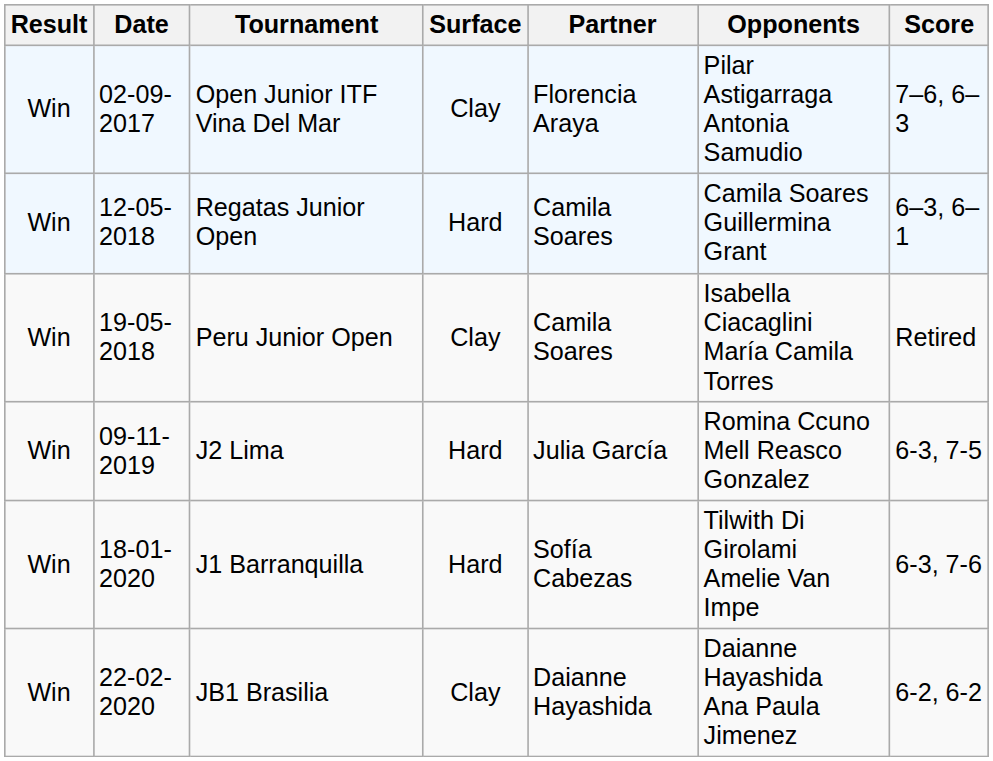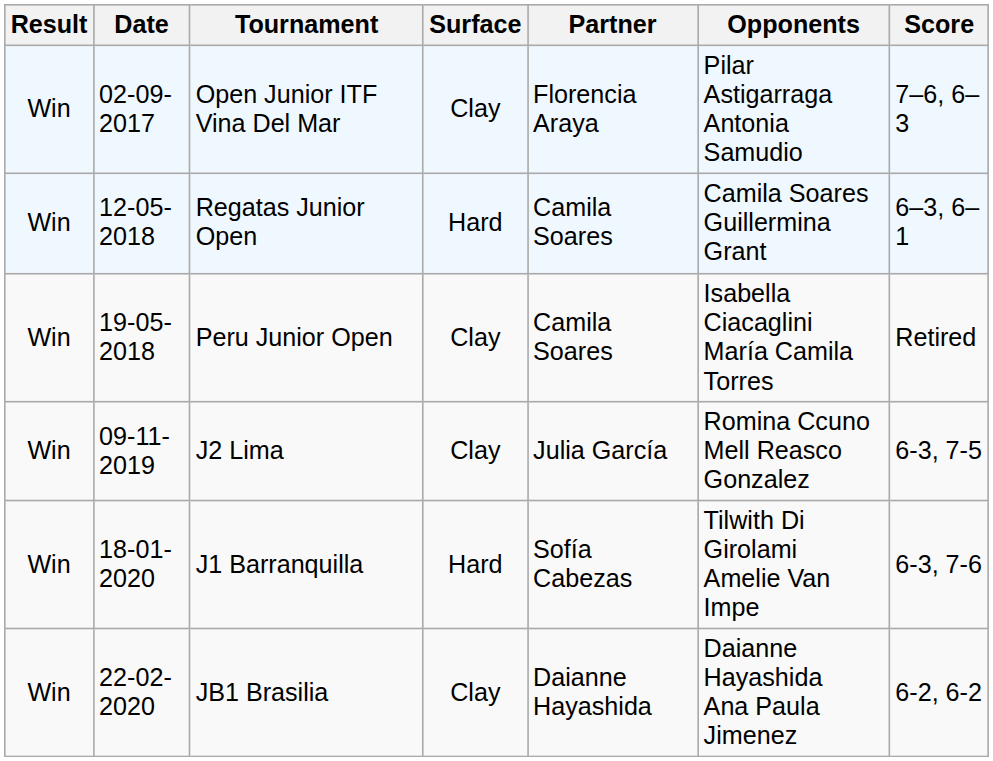(475, 450) Hard -> (475, 450) Clay
